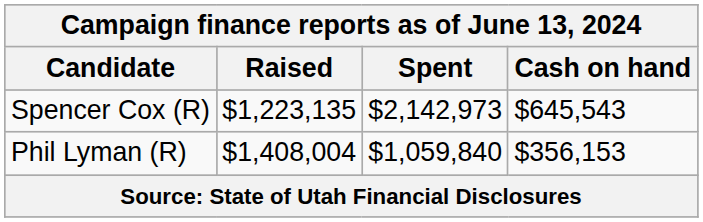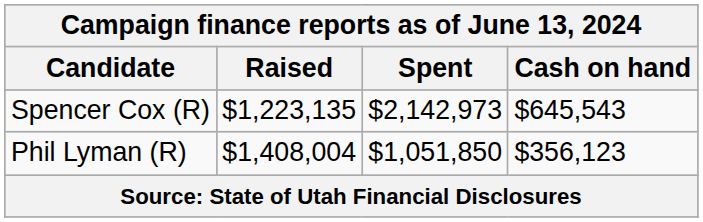(435, 152) $1,059,840 -> (435, 152) $1,051,850
(570, 152) $356,153 -> (570, 152) $356,123
